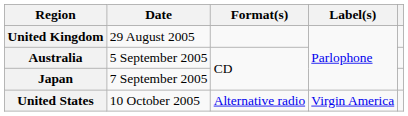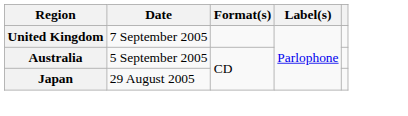(152, 36) 29 August 2005 -> (159, 36) 7 September 2005
(159, 79) 7 September 2005 -> (152, 79) 29 August 2005
- row: (55, 100)
